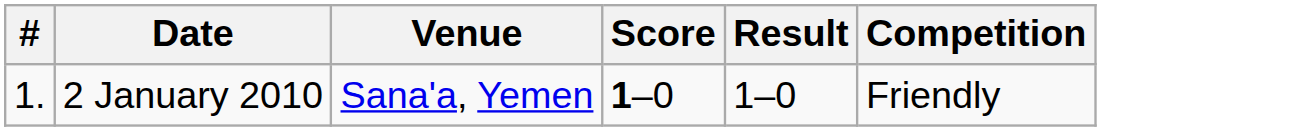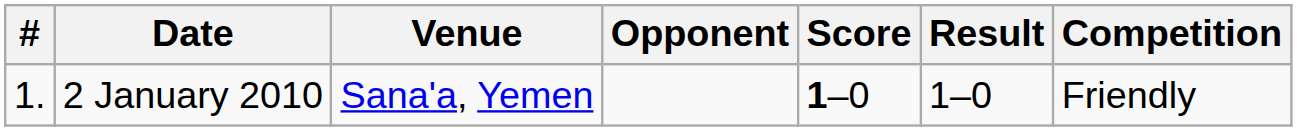+ column: (700, 34)
